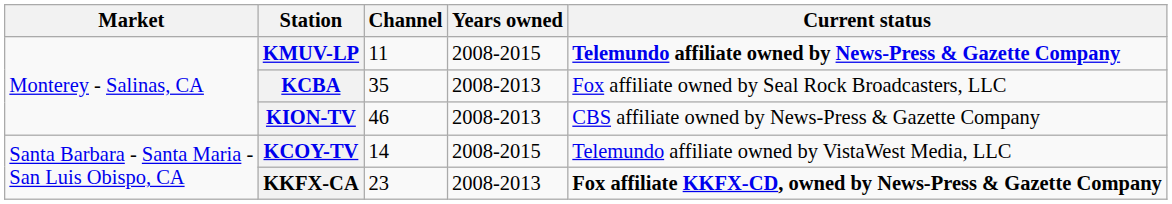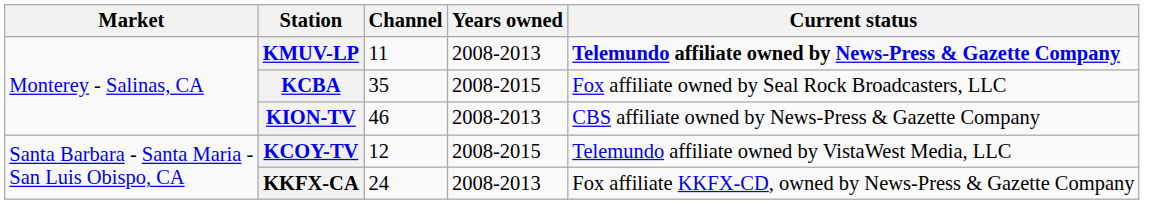(496, 53) 2008-2015 -> (496, 53) 2008-2013
(496, 85) 2008-2013 -> (496, 85) 2008-2015
(379, 150) 14 -> (379, 150) 12
(379, 183) 23 -> (379, 183) 24
(867, 183) bold -> (853, 183) normal
